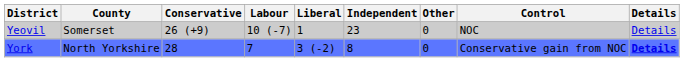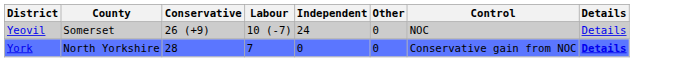- column: (319, 13)
(353, 30) 23 -> (303, 30) 24
(350, 48) 8 -> (300, 48) 0
